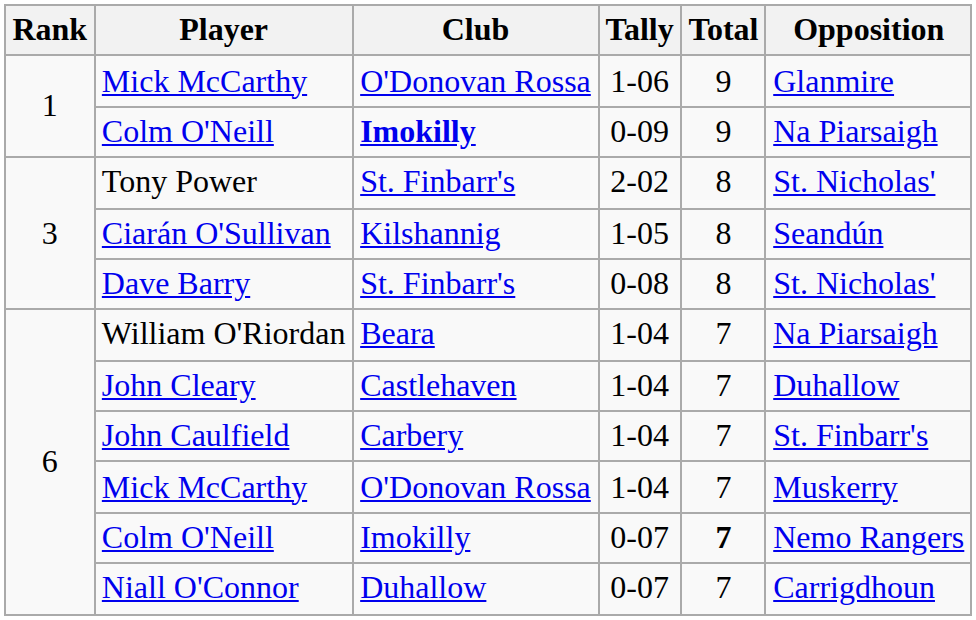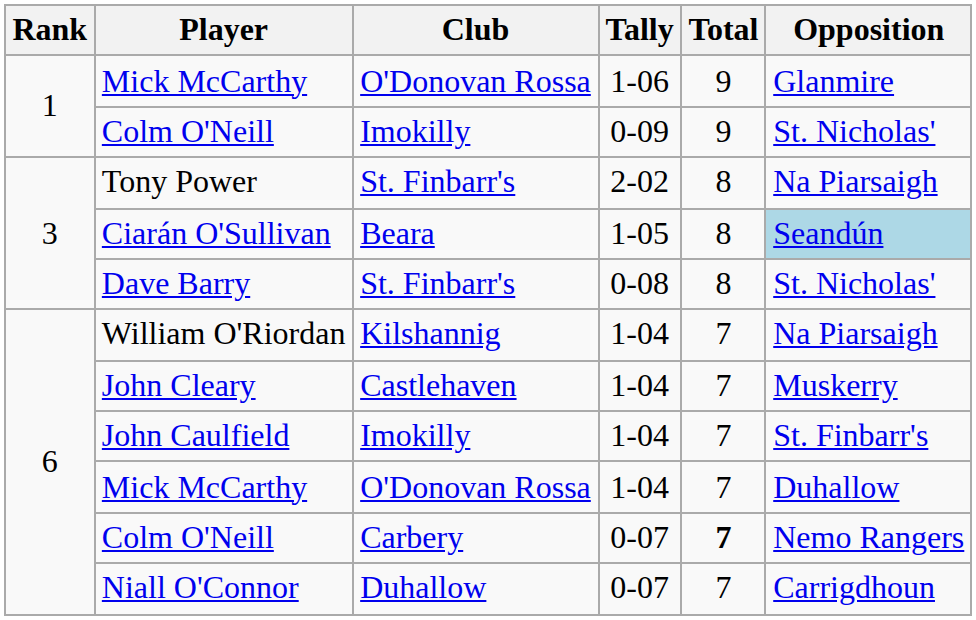(418, 131) bold -> (415, 131) normal
(855, 131) Na Piarsaigh -> (854, 131) St. Nicholas'
(854, 182) St. Nicholas' -> (855, 182) Na Piarsaigh
(430, 232) Kilshannig -> (397, 232) Beara
(828, 232) no background -> (828, 232) lightblue background
(397, 334) Beara -> (430, 334) Kilshannig
(836, 385) Duhallow -> (835, 385) Muskerry
(412, 435) Carbery -> (415, 435) Imokilly
(835, 486) Muskerry -> (836, 486) Duhallow
(415, 537) Imokilly -> (412, 537) Carbery
